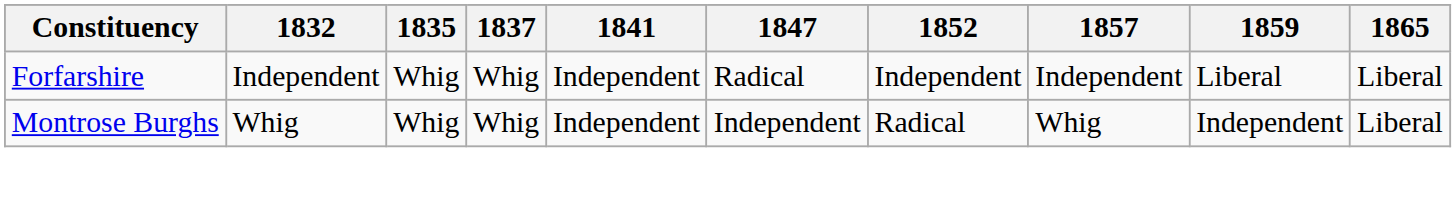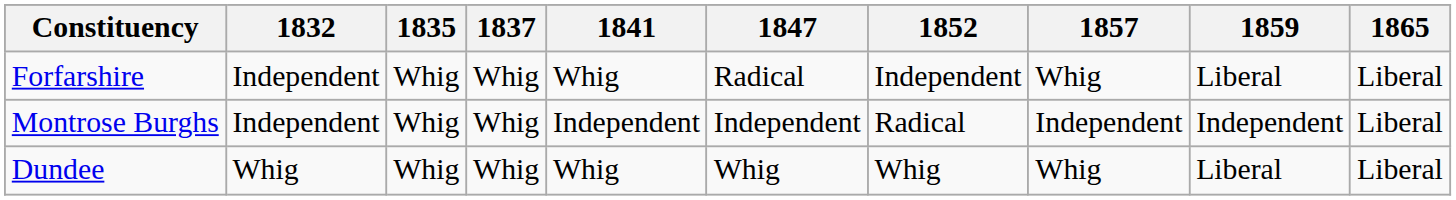(626, 75) Independent -> (586, 75) Whig
(1109, 75) Independent -> (1068, 75) Whig
(266, 122) Whig -> (306, 122) Independent
(1068, 122) Whig -> (1109, 122) Independent
+ row: (58, 169)
